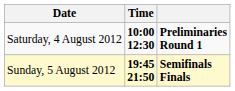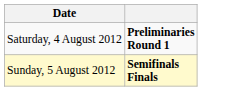- column: (141, 13)
